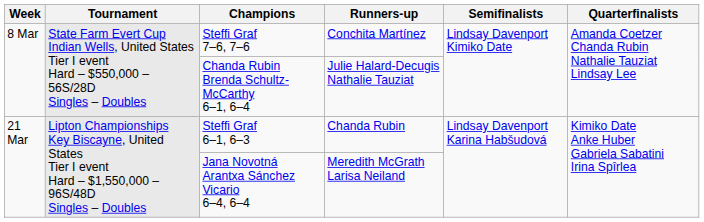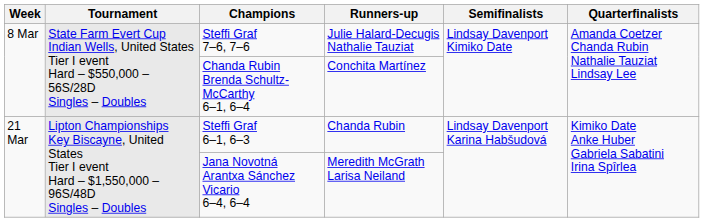(377, 33) Conchita Martínez -> (383, 40) Julie Halard-Decugis Nathalie Tauziat
(383, 73) Julie Halard-Decugis Nathalie Tauziat -> (377, 66) Conchita Martínez
